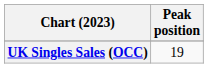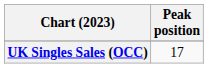(177, 52) 19 -> (177, 52) 17
